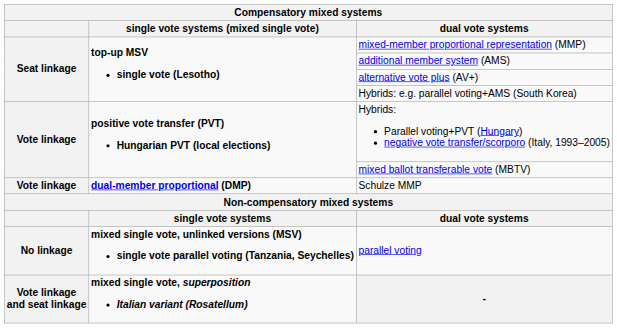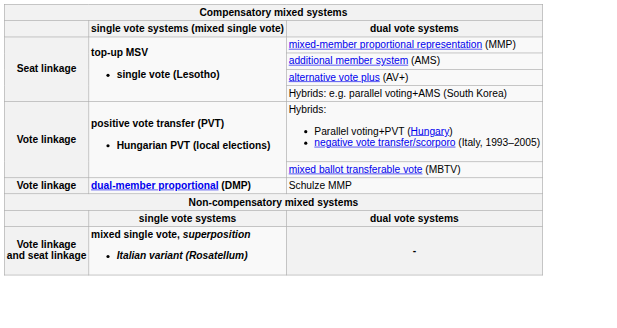- row: (390, 250)
